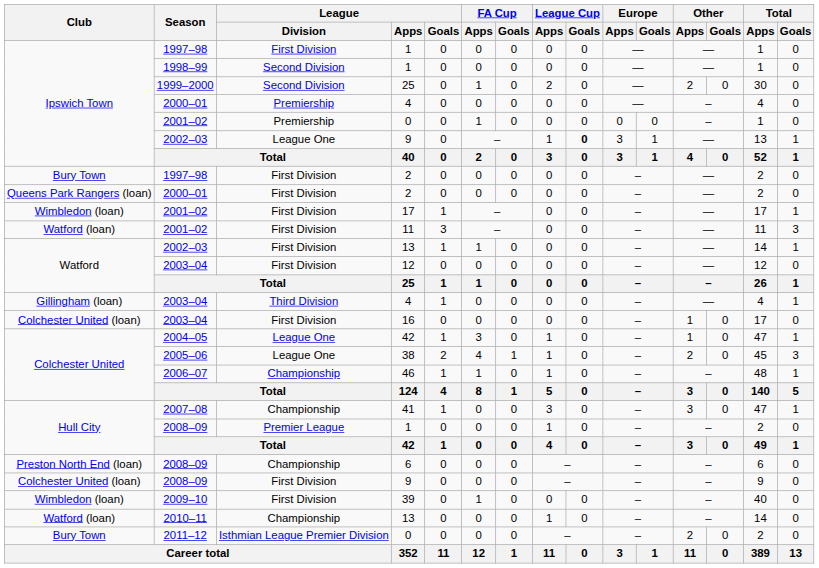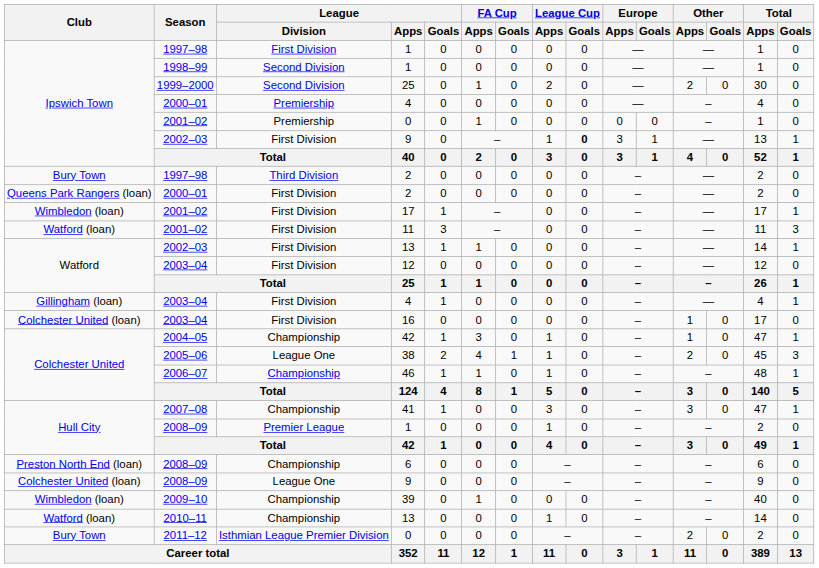(304, 139) League One -> (304, 139) First Division
(304, 175) First Division -> (304, 175) Third Division
(304, 301) Third Division -> (304, 301) First Division
(304, 337) League One -> (304, 337) Championship
(304, 481) First Division -> (304, 481) League One
(304, 499) First Division -> (304, 499) Championship
